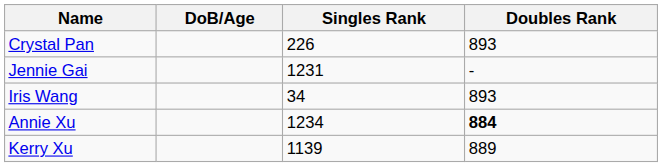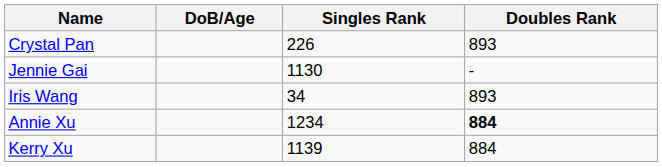(305, 70) 1231 -> (305, 70) 1130
(483, 149) 889 -> (483, 149) 884
